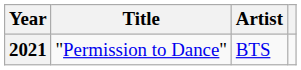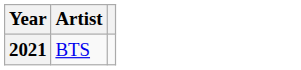- column: (141, 19)
